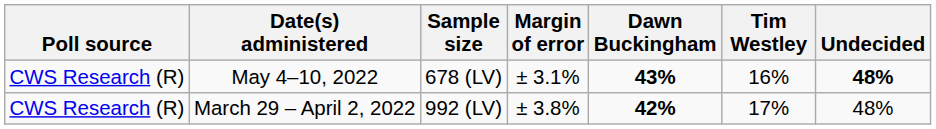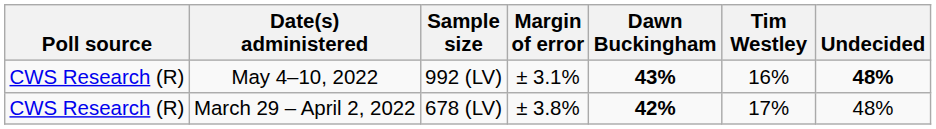(464, 76) 678 (LV) -> (464, 76) 992 (LV)
(464, 109) 992 (LV) -> (464, 109) 678 (LV)
